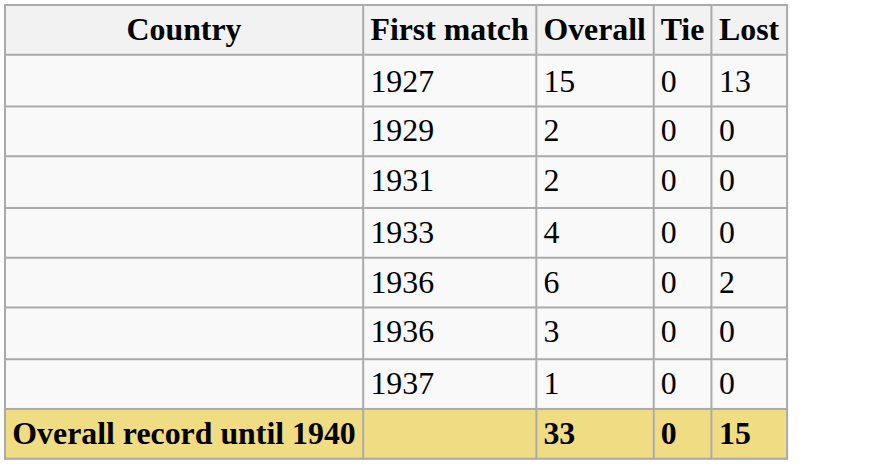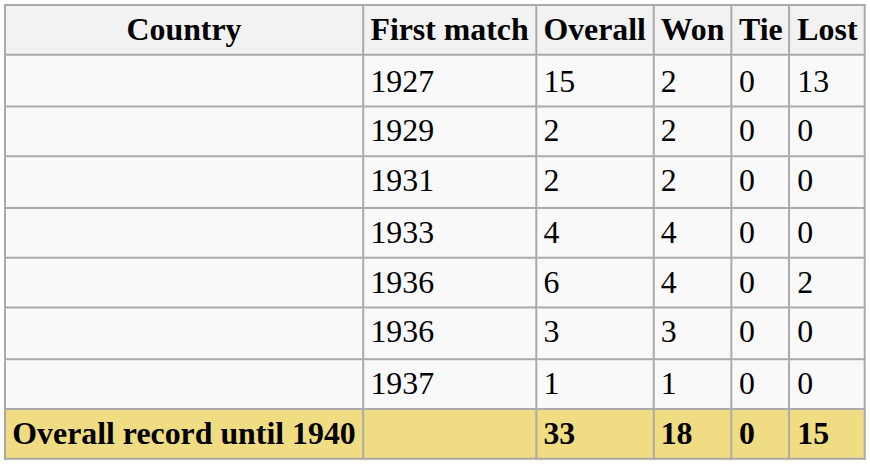+ column: (692, 29)
